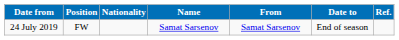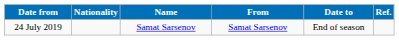- column: (82, 12)
